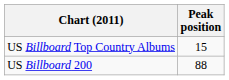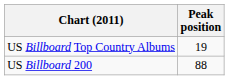(201, 46) 15 -> (201, 46) 19
